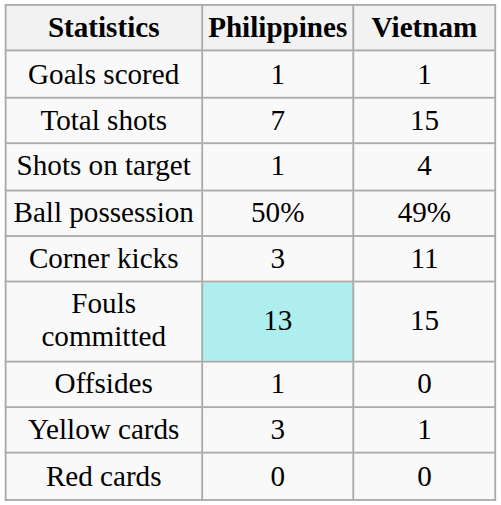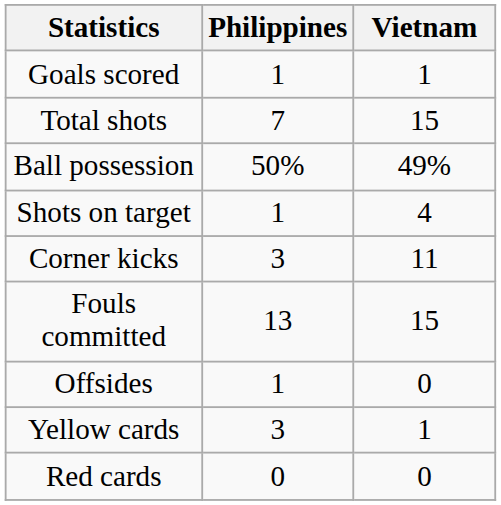rows swapped: (104, 166) <-> (104, 212)
(278, 321) paleturquoise background -> (278, 321) no background
